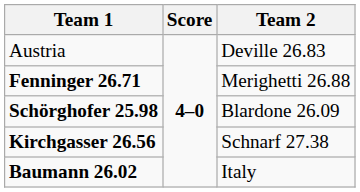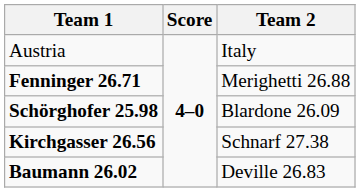(273, 50) Deville 26.83 -> (239, 50) Italy
(239, 171) Italy -> (273, 171) Deville 26.83
